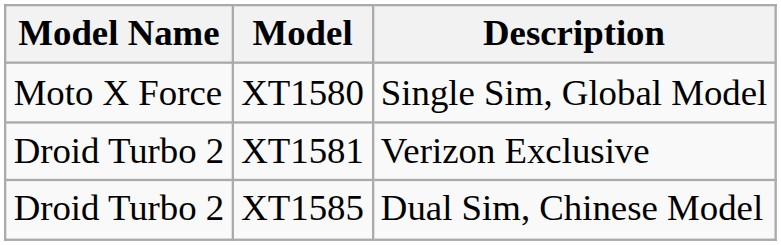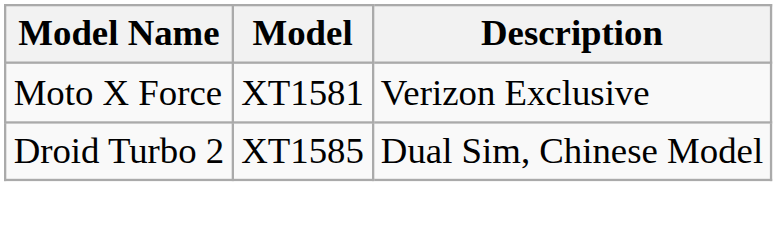- row: (303, 92)
(119, 150) Droid Turbo 2 -> (118, 92) Moto X Force
